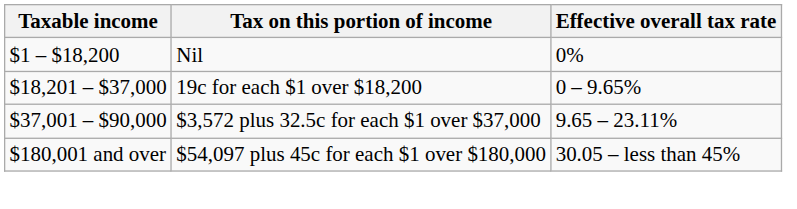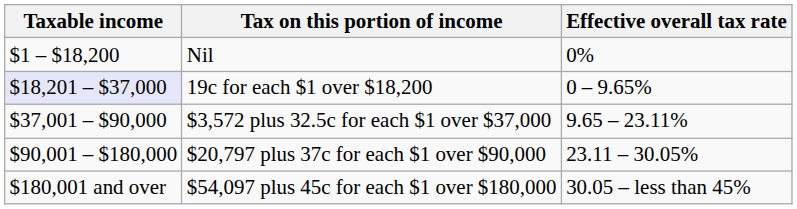(88, 87) no background -> (88, 87) lavender background
+ row: (366, 154)
